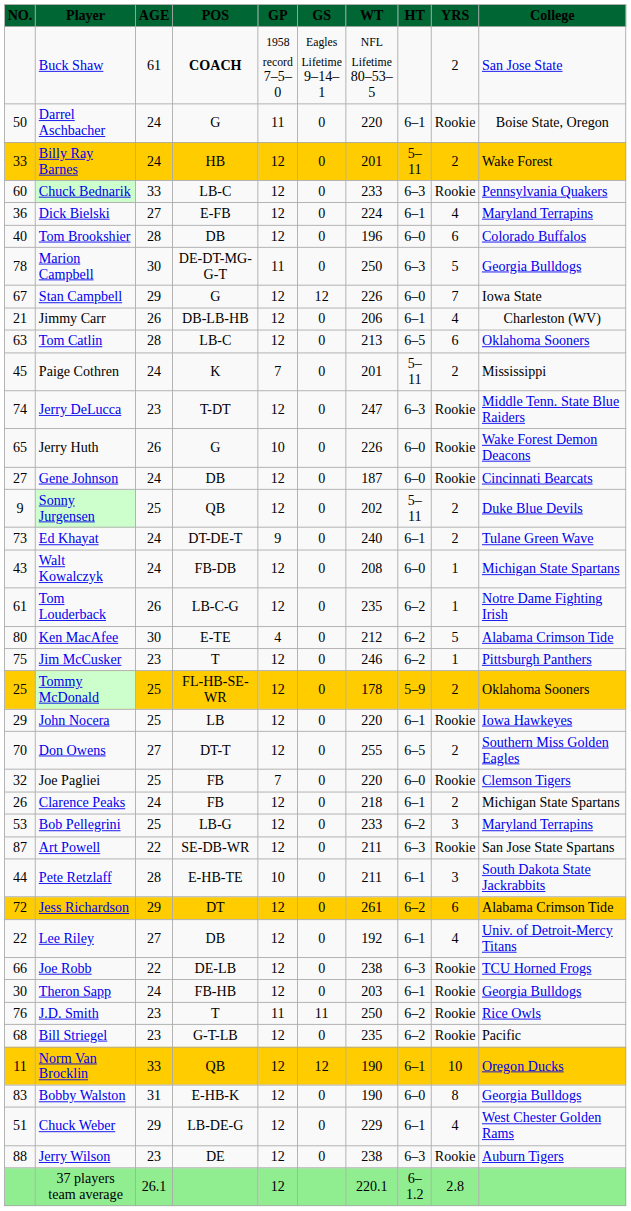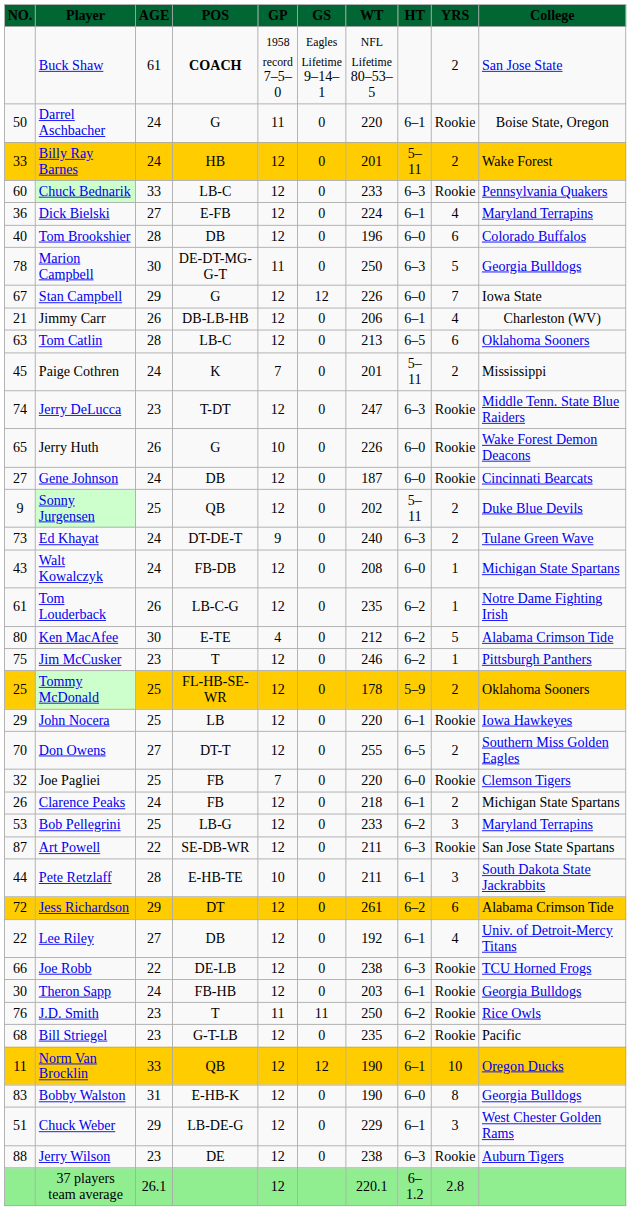(415, 538) 6–1 -> (415, 538) 6–3
(455, 1126) 4 -> (455, 1126) 3
